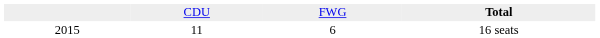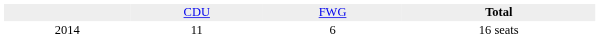(67, 29) 2015 -> (67, 29) 2014
